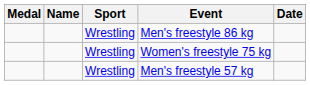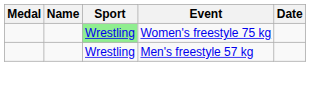- row: (197, 33)
(110, 52) no background -> (110, 33) lightgreen background
